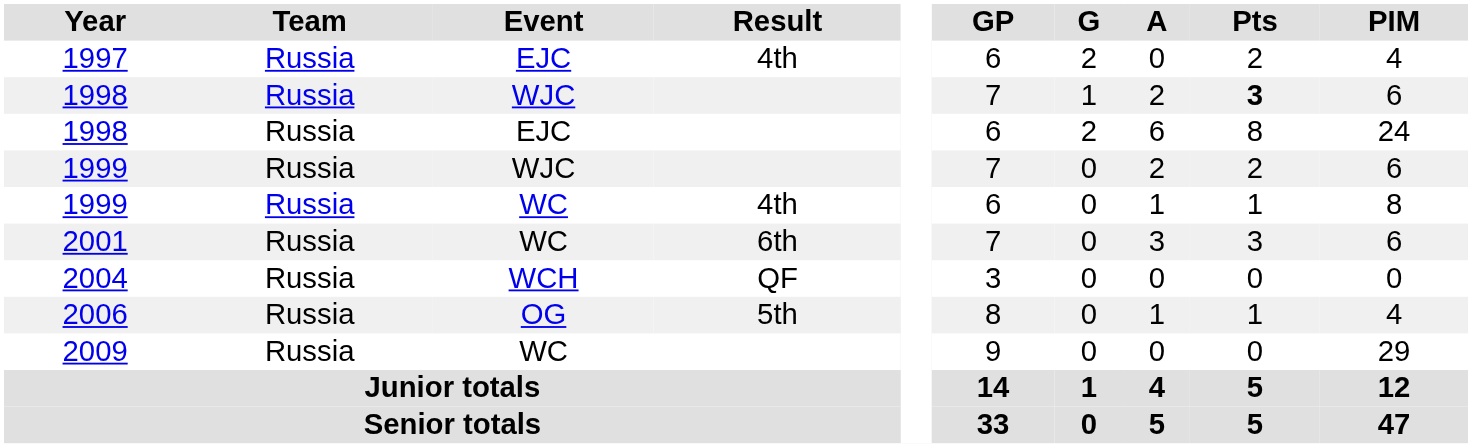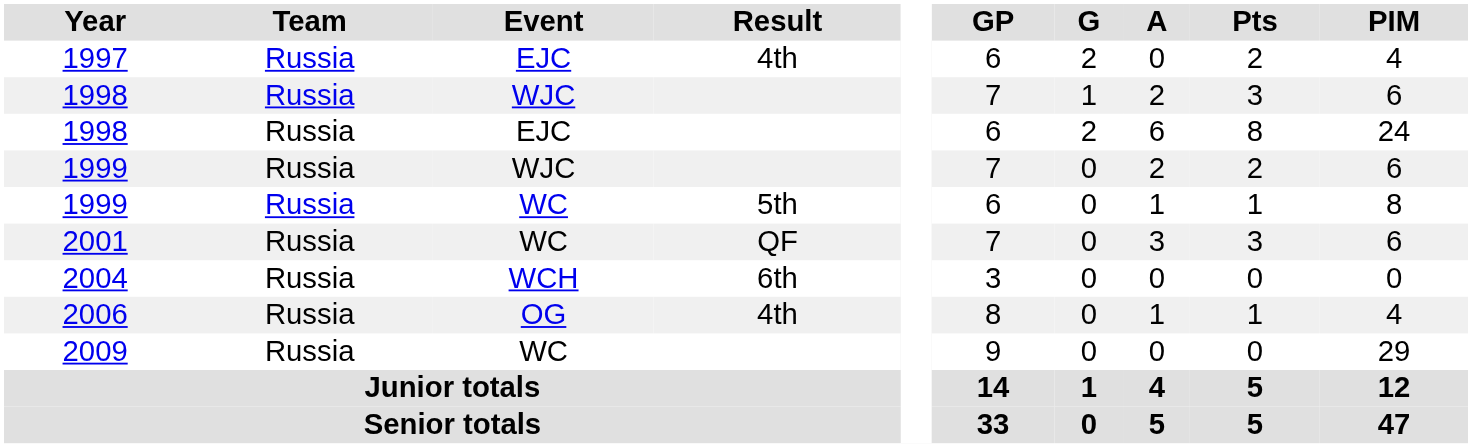(1255, 95) bold -> (1255, 95) normal
(777, 204) 4th -> (777, 204) 5th
(777, 241) 6th -> (777, 241) QF
(777, 278) QF -> (777, 278) 6th
(777, 314) 5th -> (777, 314) 4th
